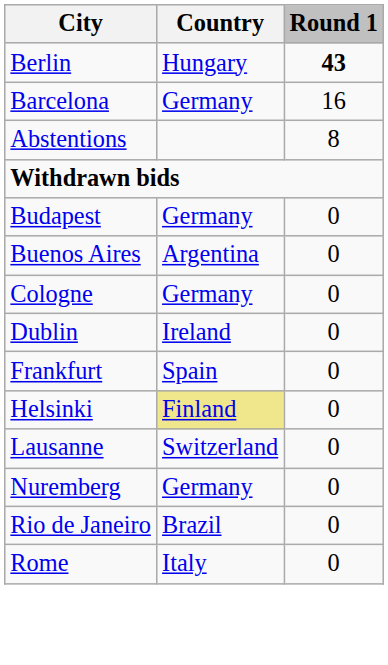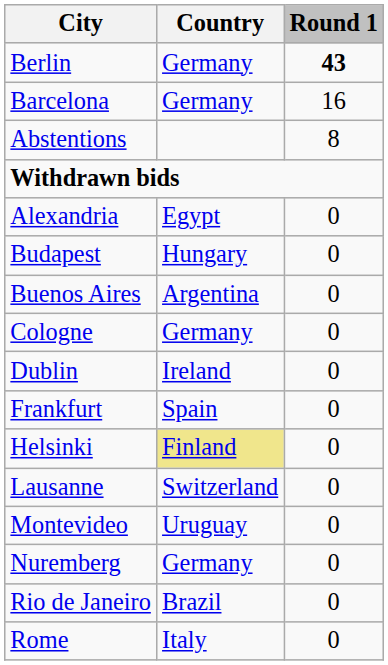(205, 62) Hungary -> (207, 62) Germany
+ row: (64, 216)
(207, 216) Germany -> (205, 255) Hungary
+ row: (69, 525)
